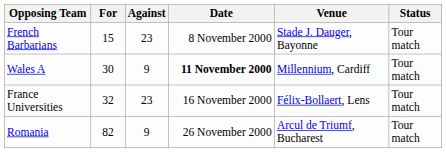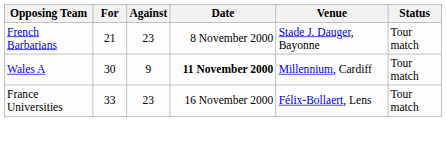(108, 38) 15 -> (110, 38) 21
(108, 100) 32 -> (110, 100) 33
- row: (28, 132)
